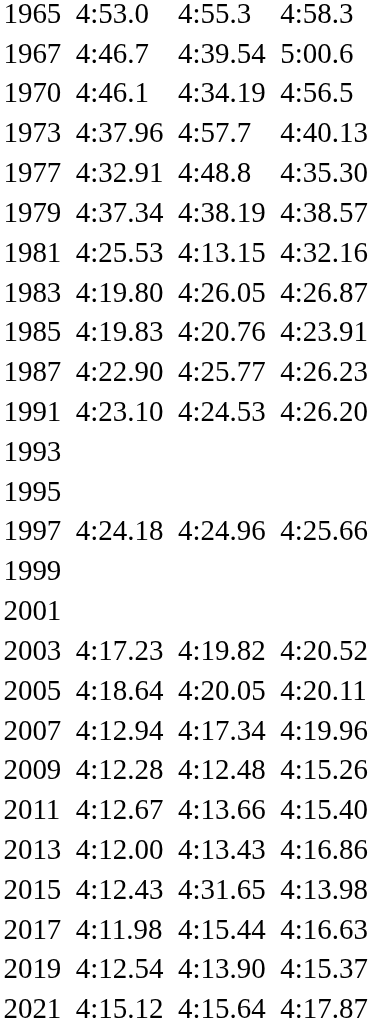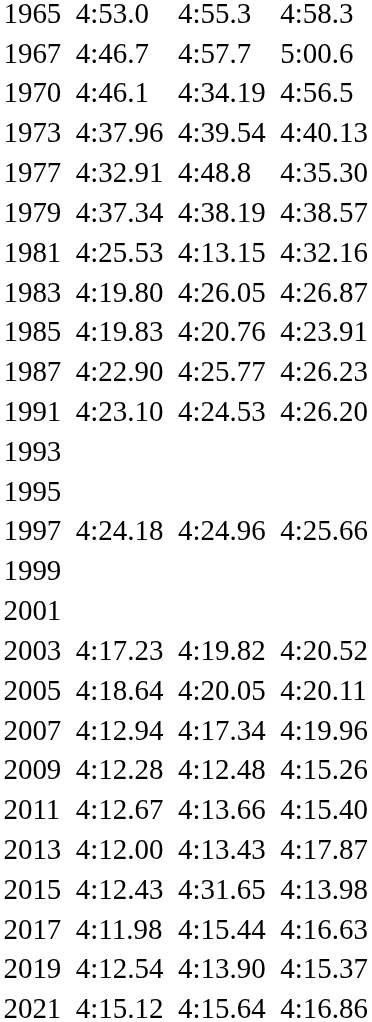(222, 53) 4:39.54 -> (215, 53) 4:57.7
(215, 132) 4:57.7 -> (222, 132) 4:39.54
(324, 849) 4:16.86 -> (324, 849) 4:17.87
(324, 1008) 4:17.87 -> (324, 1008) 4:16.86
